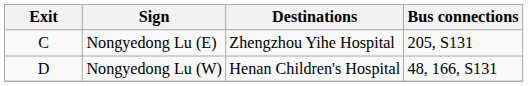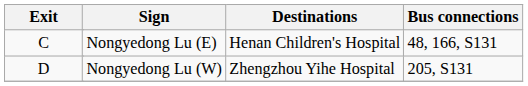(312, 42) Zhengzhou Yihe Hospital -> (315, 42) Henan Children's Hospital
(440, 42) 205, S131 -> (452, 42) 48, 166, S131
(315, 68) Henan Children's Hospital -> (312, 68) Zhengzhou Yihe Hospital
(452, 68) 48, 166, S131 -> (440, 68) 205, S131
